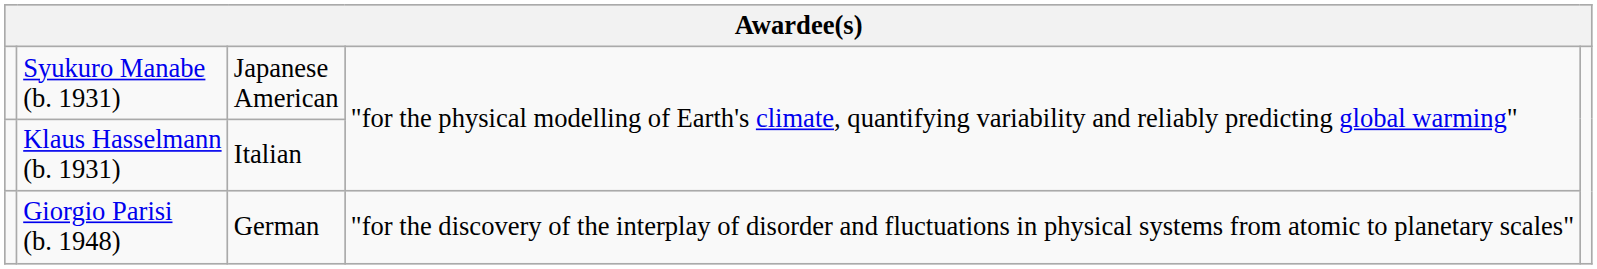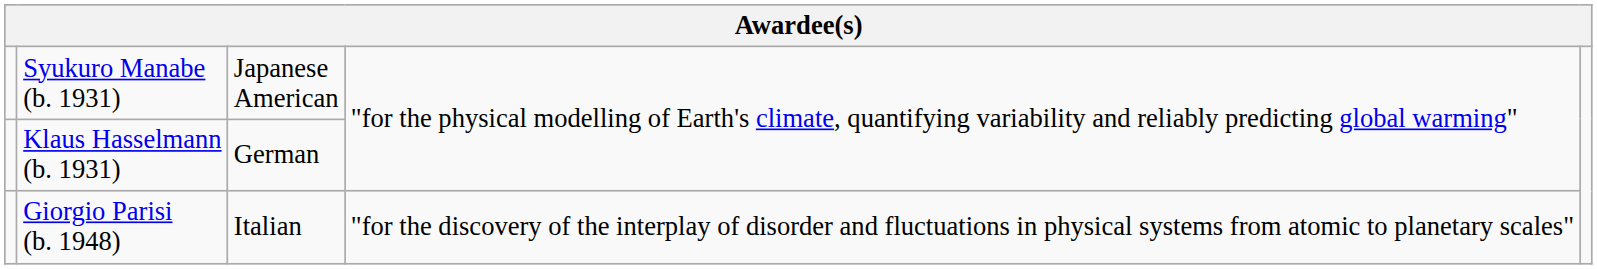(268, 154) Italian -> (277, 154) German
(277, 226) German -> (268, 226) Italian
